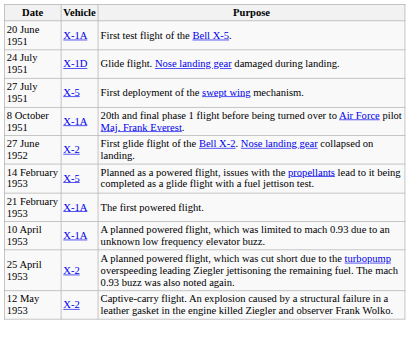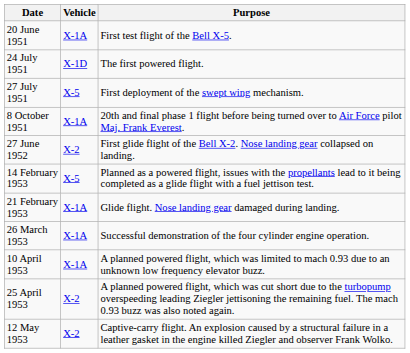(220, 64) Glide flight. Nose landing gear damaged during landing. -> (152, 64) The first powered flight.
(152, 207) The first powered flight. -> (220, 207) Glide flight. Nose landing gear damaged during landing.
+ row: (27, 235)
